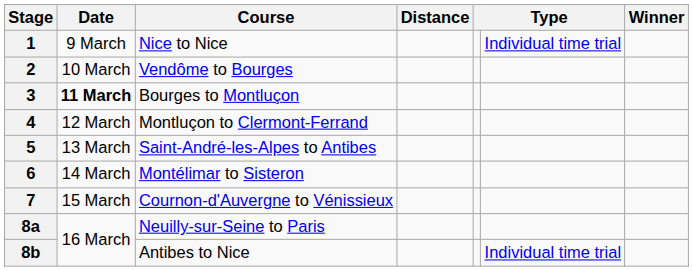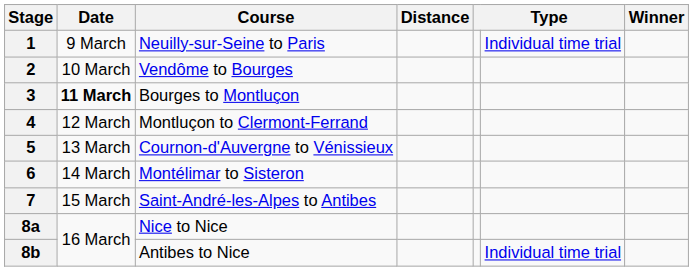(183, 43) Nice to Nice -> (232, 43) Neuilly-sur-Seine to Paris
(258, 148) Saint-André-les-Alpes to Antibes -> (266, 148) Cournon-d'Auvergne to Vénissieux
(266, 200) Cournon-d'Auvergne to Vénissieux -> (258, 200) Saint-André-les-Alpes to Antibes
(232, 226) Neuilly-sur-Seine to Paris -> (183, 226) Nice to Nice
